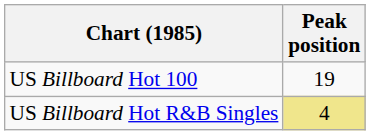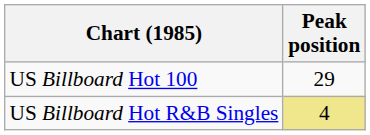(324, 79) 19 -> (324, 79) 29
